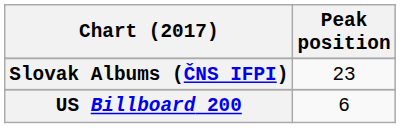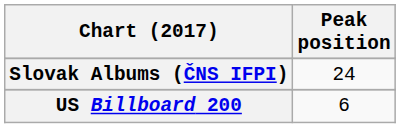(344, 74) 23 -> (344, 74) 24
